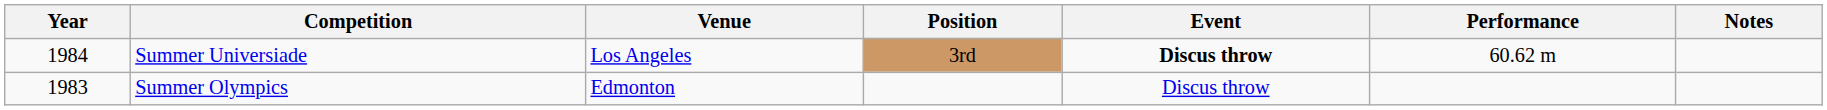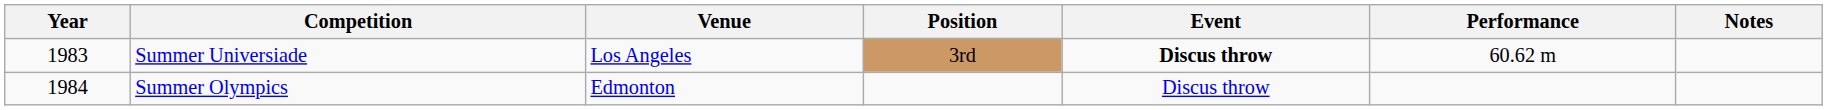(68, 55) 1984 -> (68, 55) 1983
(68, 88) 1983 -> (68, 88) 1984
